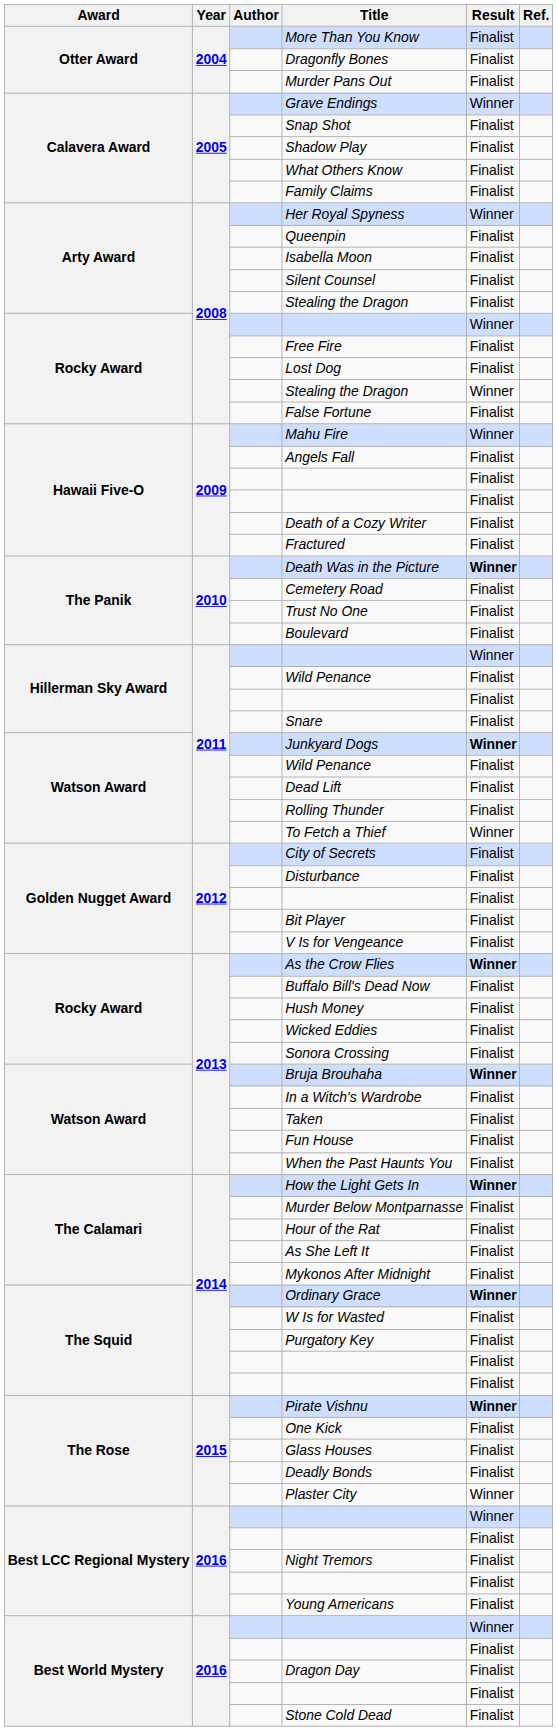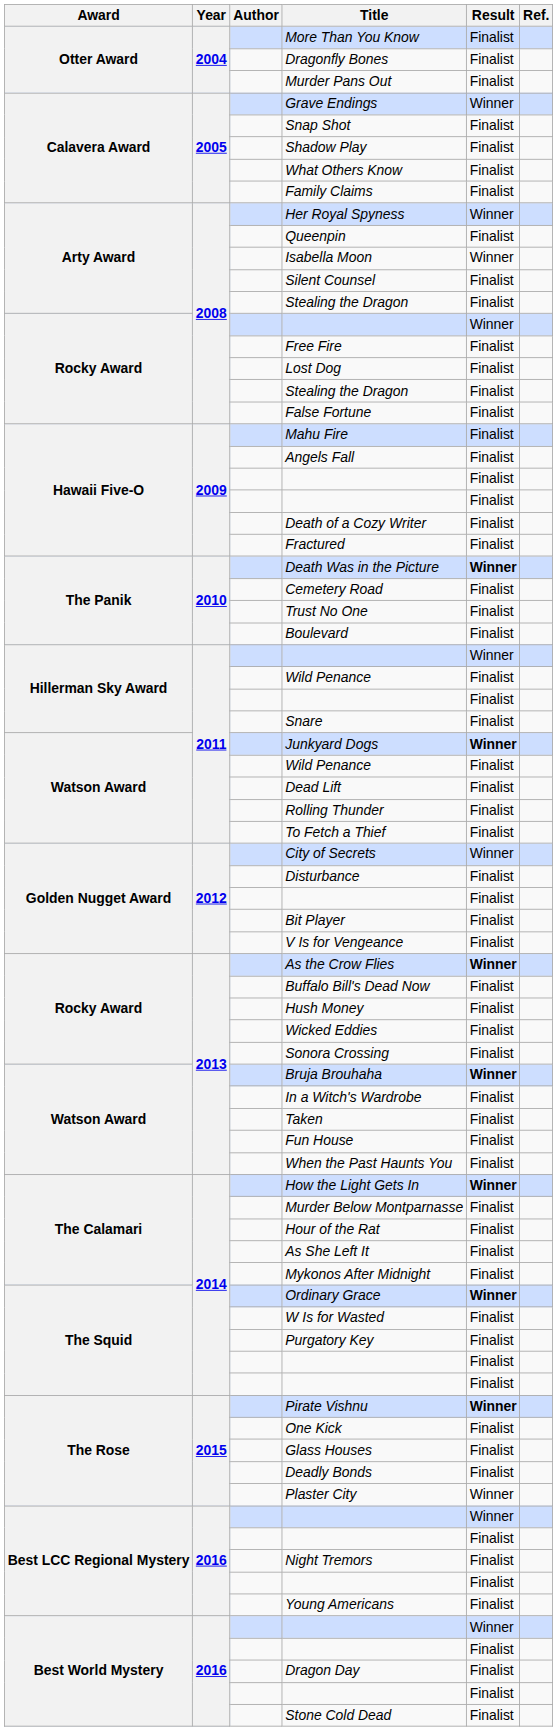(492, 258) Finalist -> (492, 258) Winner
(492, 390) Winner -> (492, 390) Finalist
(492, 434) Winner -> (492, 434) Finalist
(492, 832) Winner -> (492, 832) Finalist
(492, 854) Finalist -> (492, 854) Winner
